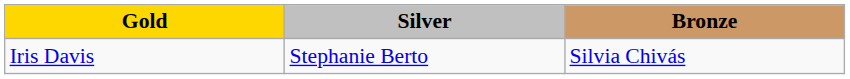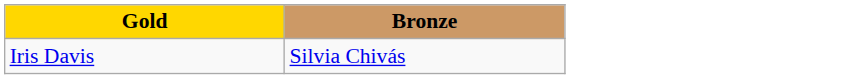- column: (425, 21)
